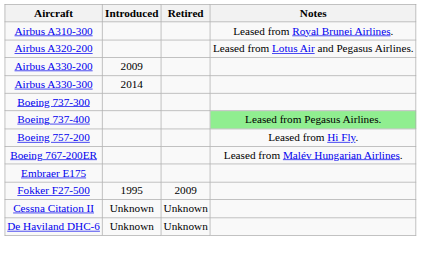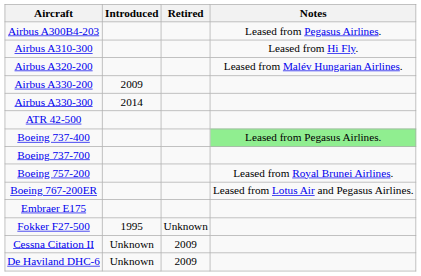+ row: (54, 31)
(313, 31) Leased from Royal Brunei Airlines. -> (313, 48) Leased from Hi Fly.
(313, 48) Leased from Lotus Air and Pegasus Airlines. -> (313, 66) Leased from Malév Hungarian Airlines.
+ row: (54, 119)
- row: (54, 102)
+ row: (54, 155)
(313, 137) Leased from Hi Fly. -> (313, 173) Leased from Royal Brunei Airlines.
(313, 155) Leased from Malév Hungarian Airlines. -> (313, 191) Leased from Lotus Air and Pegasus Airlines.
(186, 191) 2009 -> (186, 226) Unknown
(186, 208) Unknown -> (186, 244) 2009
(186, 226) Unknown -> (186, 262) 2009
